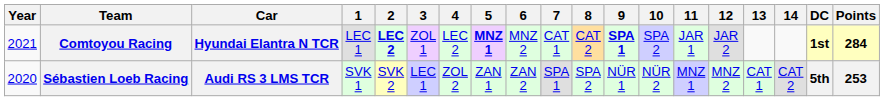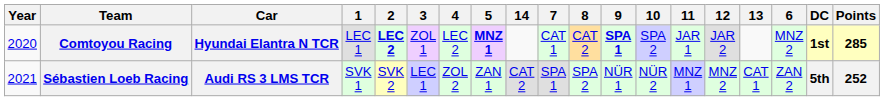columns swapped: (523, 14) <-> (791, 14)
(22, 43) 2021 -> (22, 43) 2020
(856, 43) 284 -> (856, 43) 285
(22, 78) 2020 -> (22, 78) 2021
(856, 78) 253 -> (856, 78) 252
